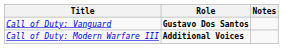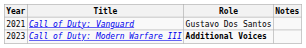+ column: (16, 11)
(206, 24) bold -> (229, 24) normal
